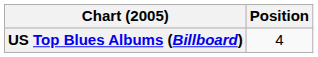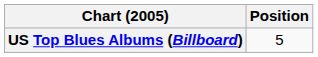(279, 40) 4 -> (279, 40) 5
